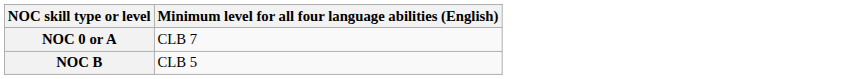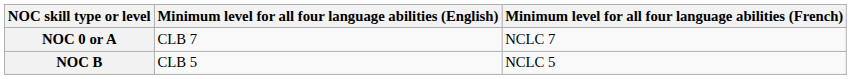+ column: (674, 16)
